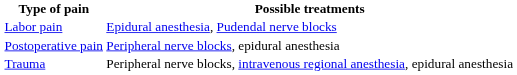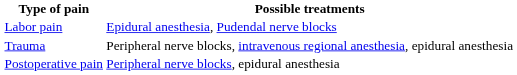rows swapped: (54, 45) <-> (25, 63)
